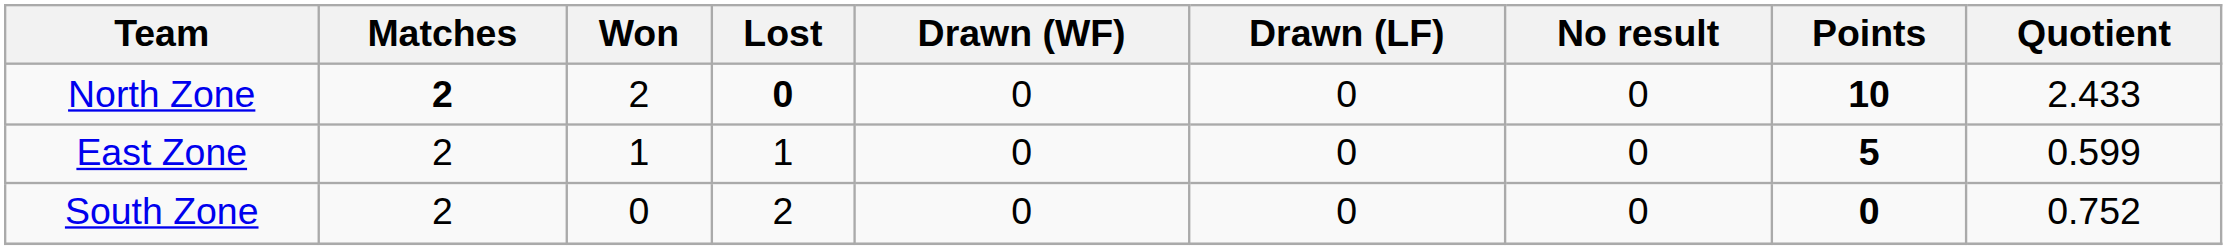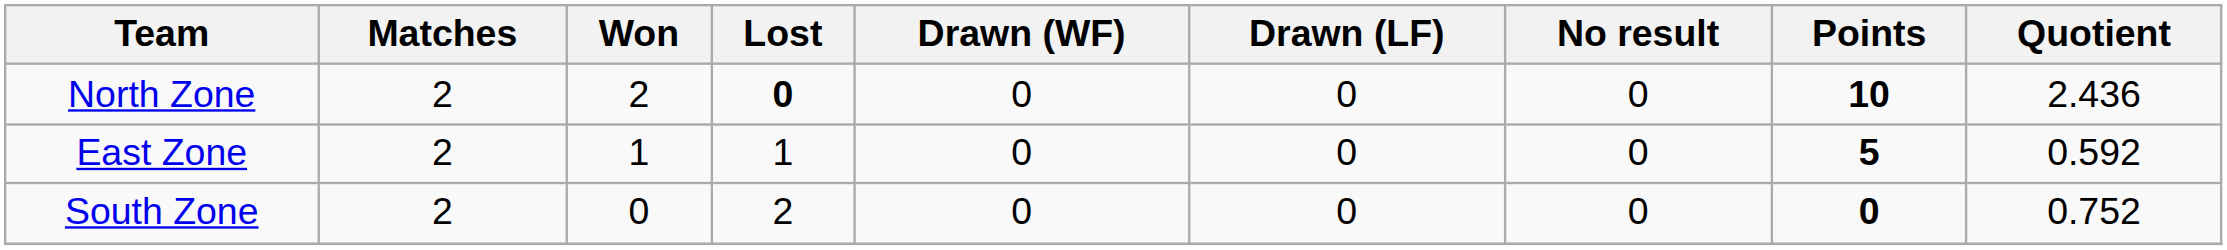(442, 93) bold -> (442, 93) normal
(2094, 93) 2.433 -> (2094, 93) 2.436
(2094, 152) 0.599 -> (2094, 152) 0.592
